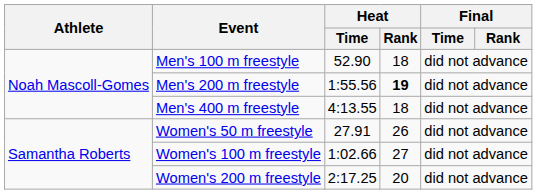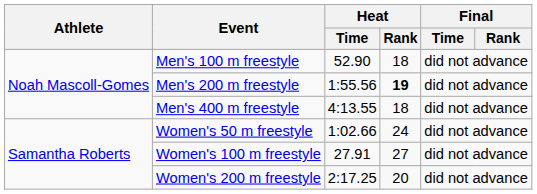(352, 131) 27.91 -> (352, 131) 1:02.66
(400, 131) 26 -> (400, 131) 24
(352, 154) 1:02.66 -> (352, 154) 27.91
